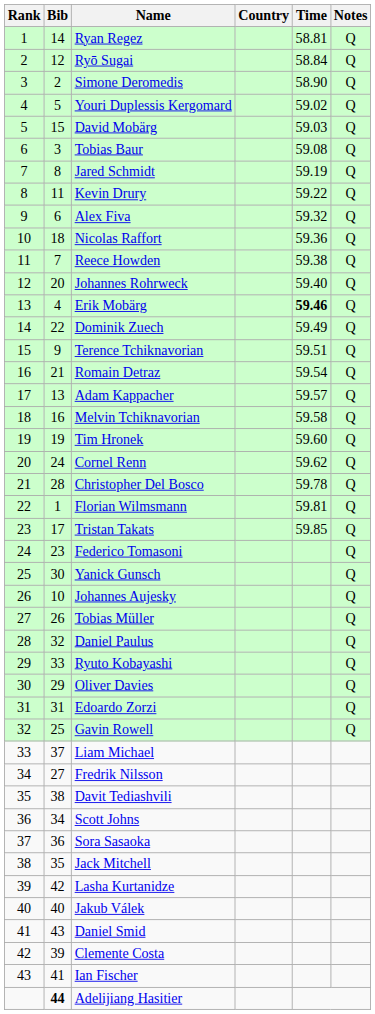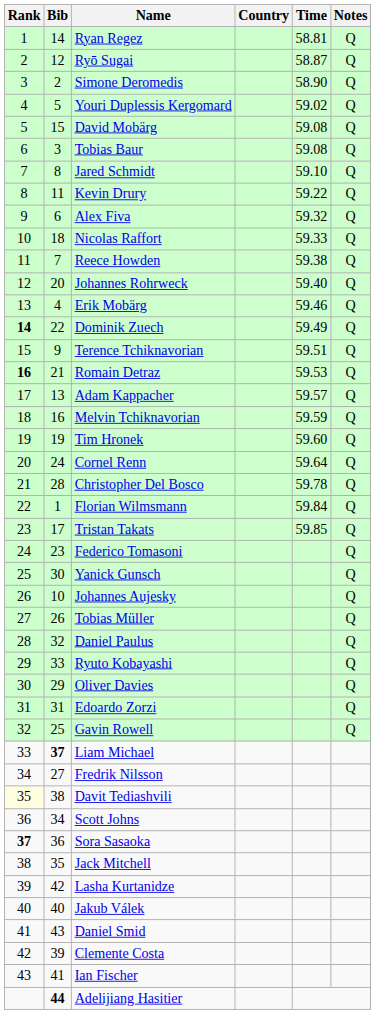(311, 60) 58.84 -> (311, 60) 58.87
(311, 127) 59.03 -> (311, 127) 59.08
(311, 171) 59.19 -> (311, 171) 59.10
(311, 238) 59.36 -> (311, 238) 59.33
(311, 305) bold -> (311, 305) normal
(24, 328) normal -> (24, 328) bold
(24, 372) normal -> (24, 372) bold
(311, 372) 59.54 -> (311, 372) 59.53
(311, 417) 59.58 -> (311, 417) 59.59
(311, 462) 59.62 -> (311, 462) 59.64
(311, 506) 59.81 -> (311, 506) 59.84
(58, 752) normal -> (58, 752) bold
(24, 797) no background -> (24, 797) lightyellow background
(24, 841) normal -> (24, 841) bold
